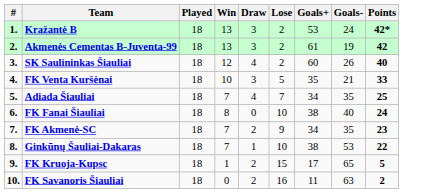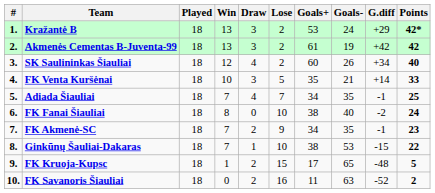+ column: (381, 12)
